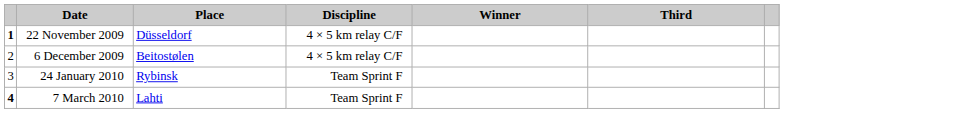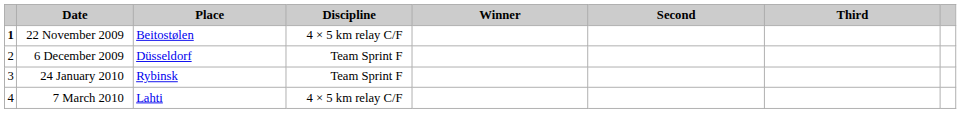+ column: (676, 14)
(164, 35) Düsseldorf -> (165, 35) Beitostølen
(165, 56) Beitostølen -> (164, 56) Düsseldorf
(358, 56) 4 × 5 km relay C/F -> (370, 56) Team Sprint F
(11, 97) bold -> (11, 97) normal
(370, 97) Team Sprint F -> (358, 97) 4 × 5 km relay C/F
